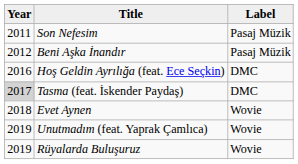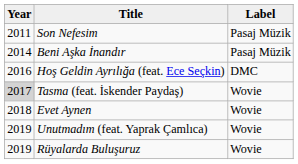(19, 52) 2012 -> (19, 52) 2014
(244, 91) DMC -> (246, 91) Wovie
